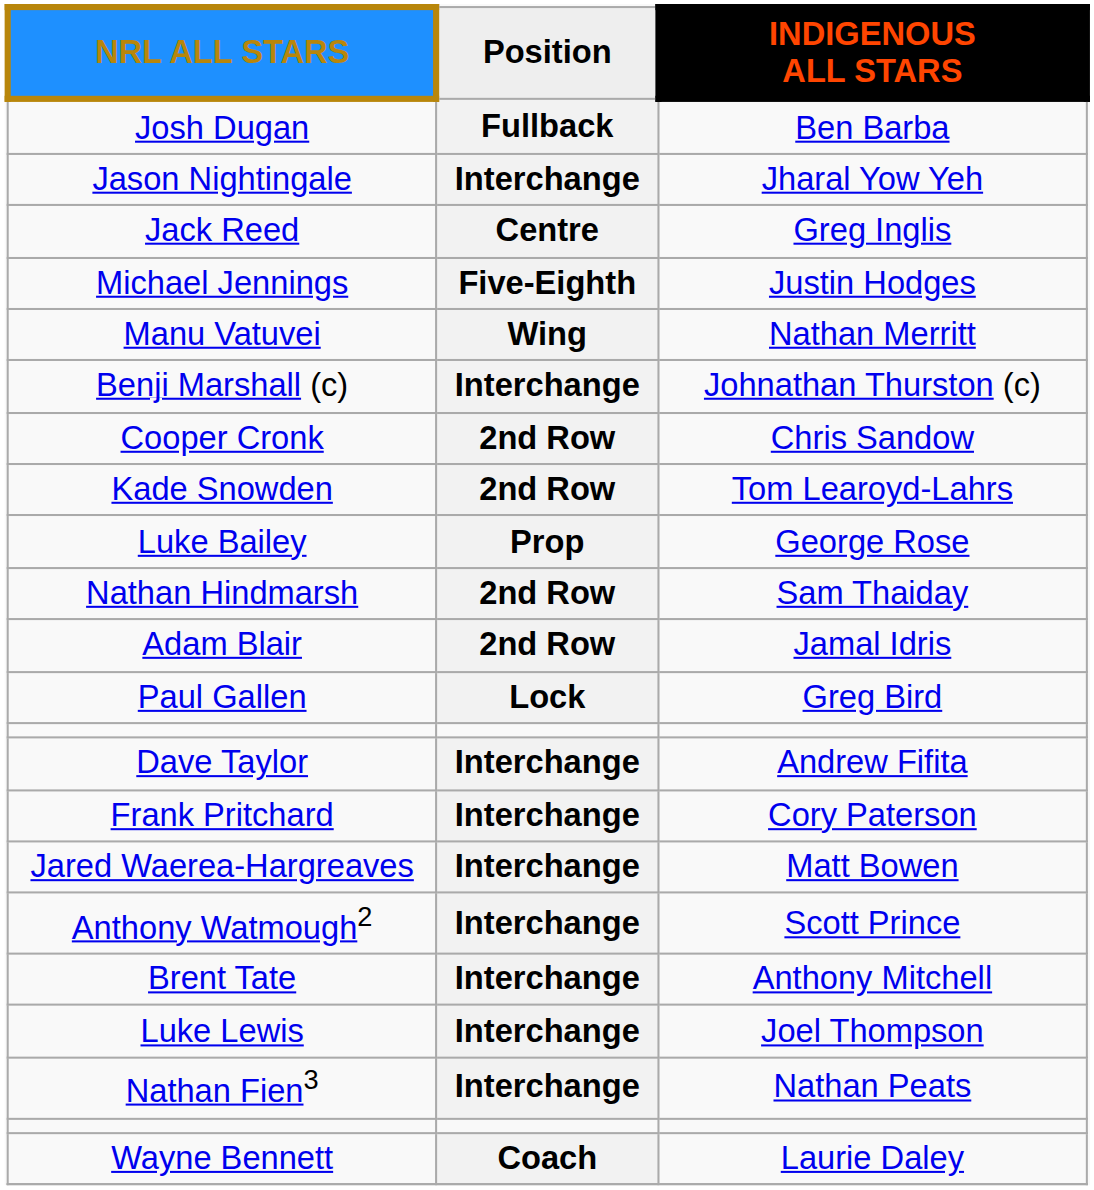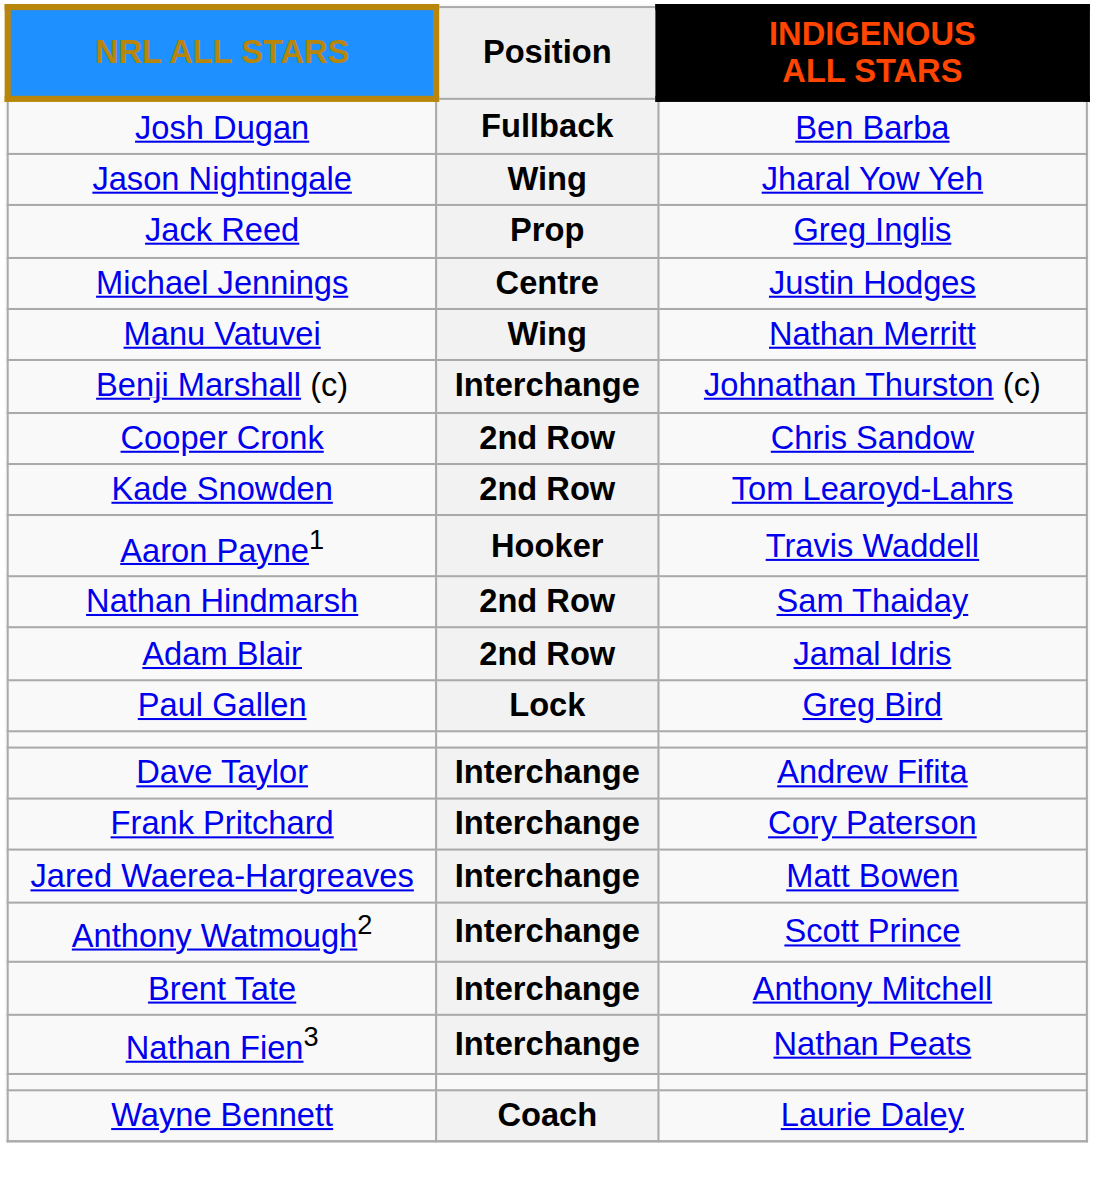(547, 178) Interchange -> (547, 178) Wing
(547, 230) Centre -> (547, 230) Prop
(547, 282) Five-Eighth -> (547, 282) Centre
+ row: (222, 545)
- row: (222, 541)
- row: (222, 1030)
